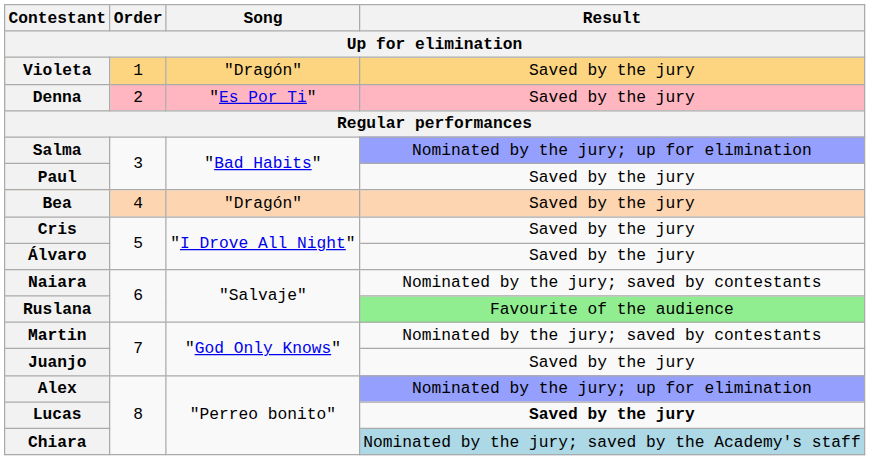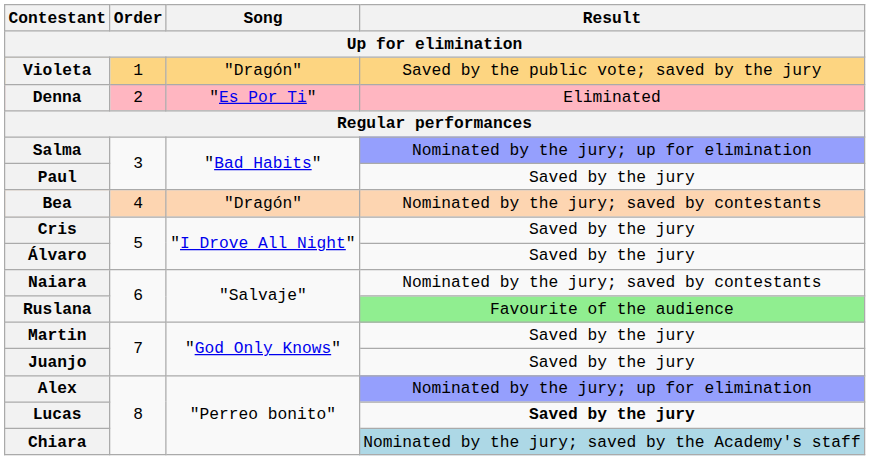(612, 71) Saved by the jury -> (612, 71) Saved by the public vote; saved by the jury
(612, 97) Saved by the jury -> (612, 97) Eliminated
(612, 203) Saved by the jury -> (612, 203) Nominated by the jury; saved by contestants
(612, 336) Nominated by the jury; saved by contestants -> (612, 336) Saved by the jury
